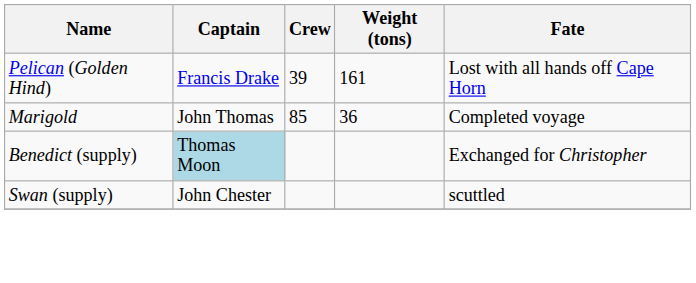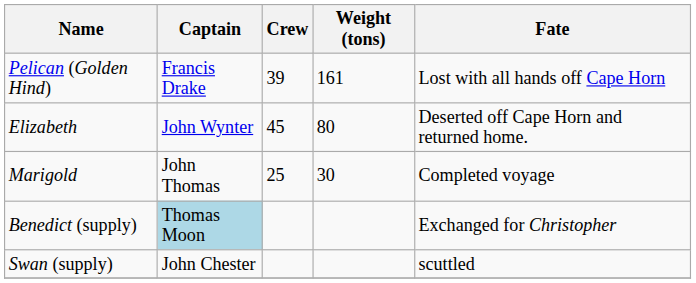+ row: (43, 127)
(298, 116) 85 -> (276, 176) 25
(348, 116) 36 -> (326, 176) 30
